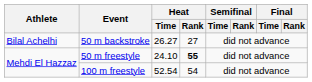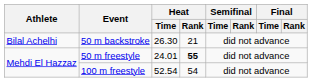(166, 41) 26.27 -> (166, 41) 26.30
(193, 41) 27 -> (193, 41) 21
(166, 56) 24.10 -> (166, 56) 24.01
